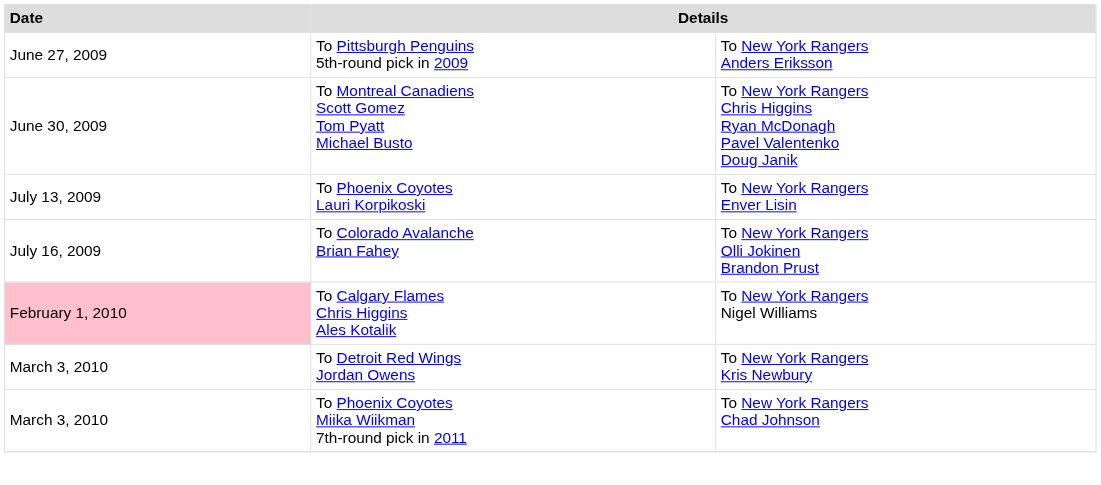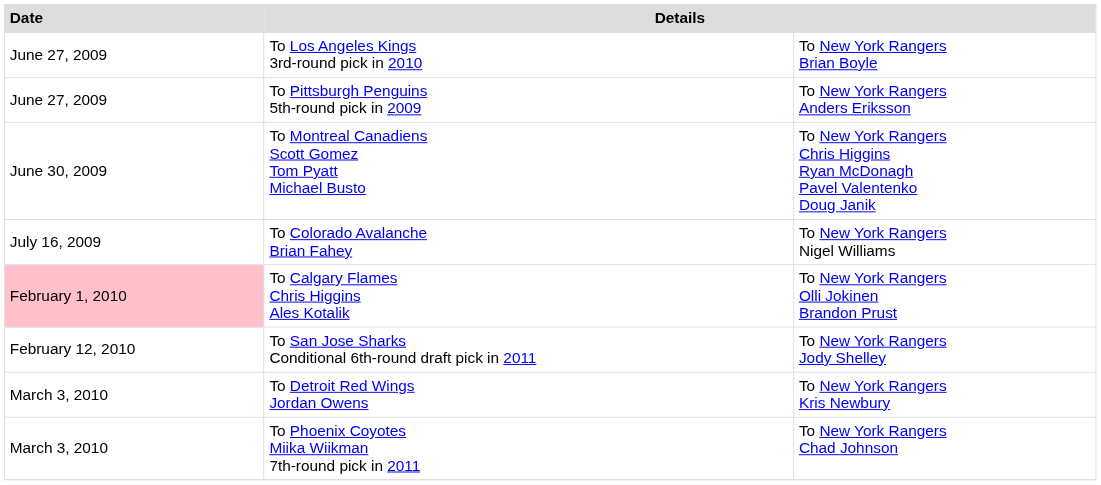+ row: (346, 54)
- row: (384, 196)
(795, 250) To New York Rangers Olli Jokinen Brandon Prust -> (873, 242) To New York Rangers Nigel Williams
(795, 304) To New York Rangers Nigel Williams -> (873, 295) To New York Rangers Olli Jokinen Brandon Prust
+ row: (403, 349)
